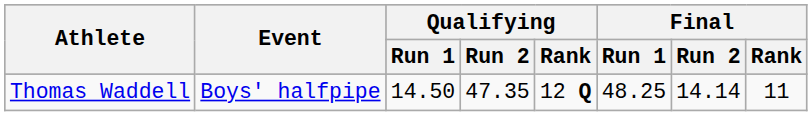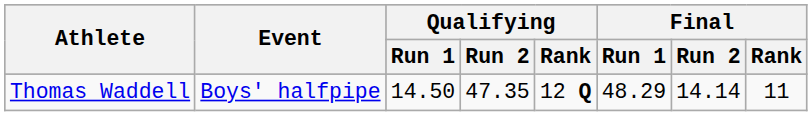(634, 92) 48.25 -> (634, 92) 48.29
